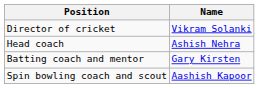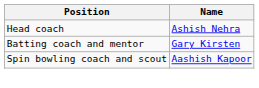- row: (61, 28)
